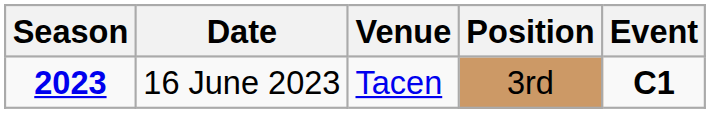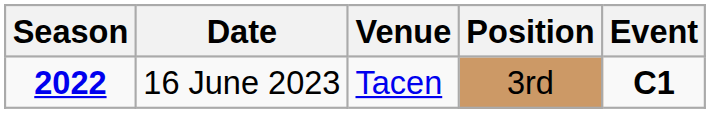(70, 82) 2023 -> (70, 82) 2022
